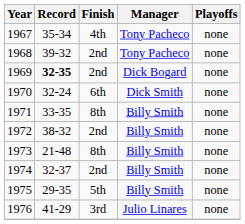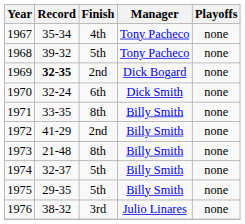(98, 53) 2nd -> (98, 53) 5th
(57, 131) 38-32 -> (57, 131) 41-29
(98, 170) 2nd -> (98, 170) 5th
(57, 209) 41-29 -> (57, 209) 38-32
